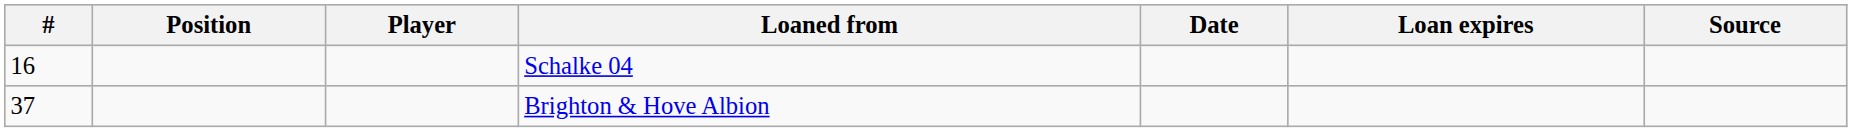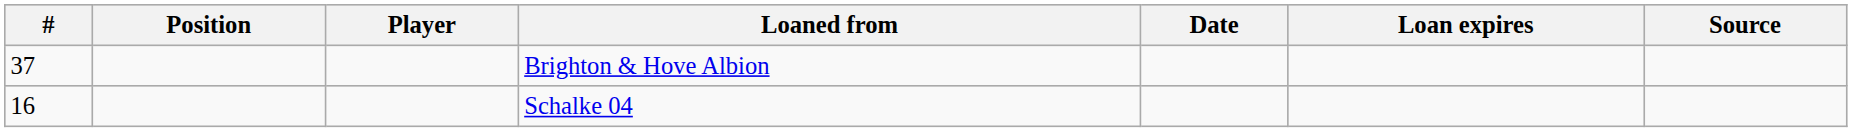rows swapped: (579, 65) <-> (647, 106)
